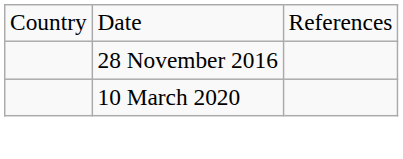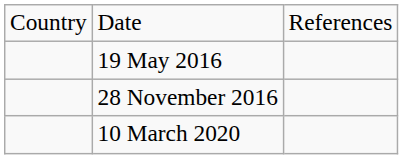+ row: (160, 60)
